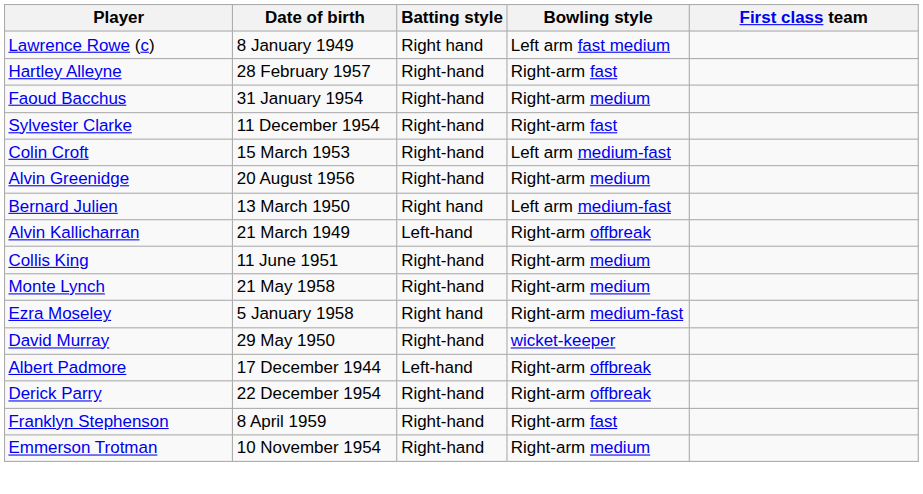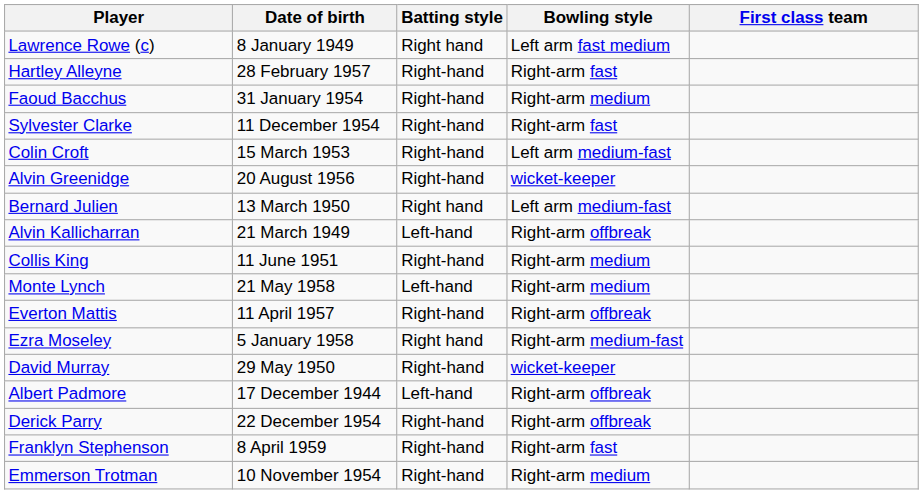(580, 179) Right-arm medium -> (563, 179) wicket-keeper
(443, 286) Right-hand -> (437, 286) Left-hand
+ row: (63, 313)
